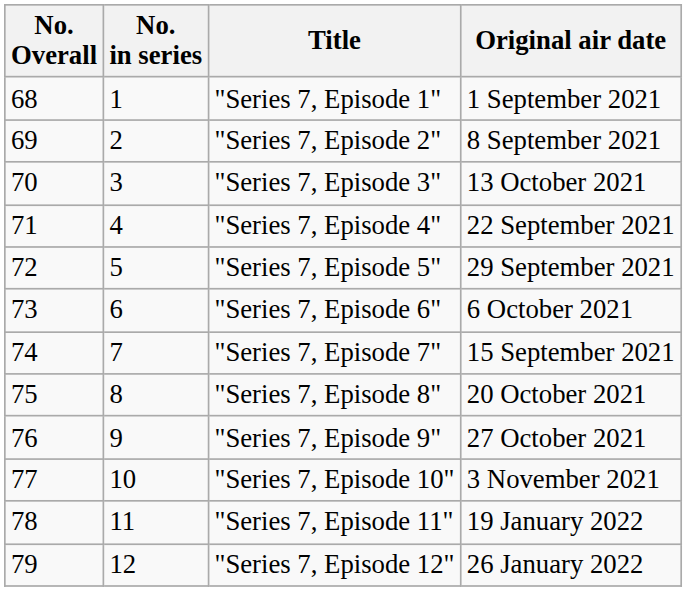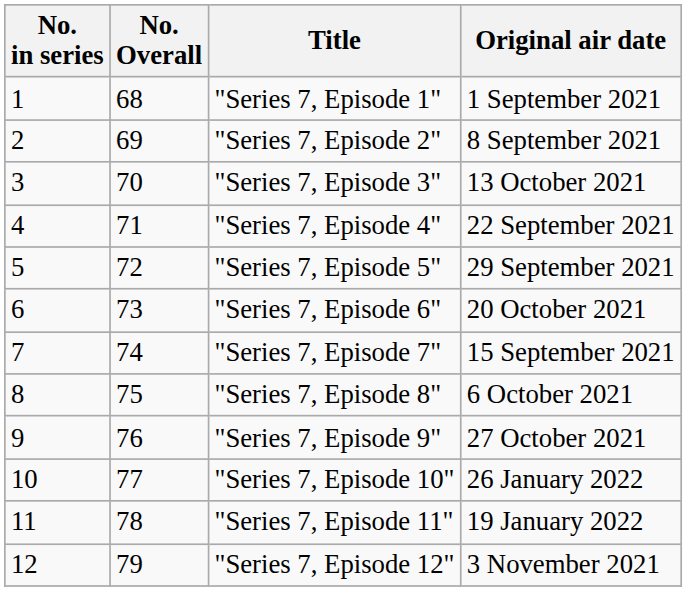columns swapped: (54, 40) <-> (156, 40)
(550, 310) 6 October 2021 -> (557, 310) 20 October 2021
(557, 394) 20 October 2021 -> (550, 394) 6 October 2021
(563, 479) 3 November 2021 -> (555, 479) 26 January 2022
(555, 564) 26 January 2022 -> (563, 564) 3 November 2021
